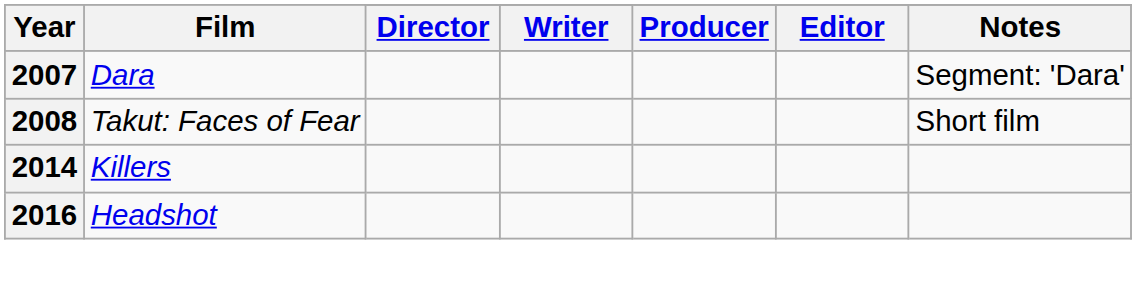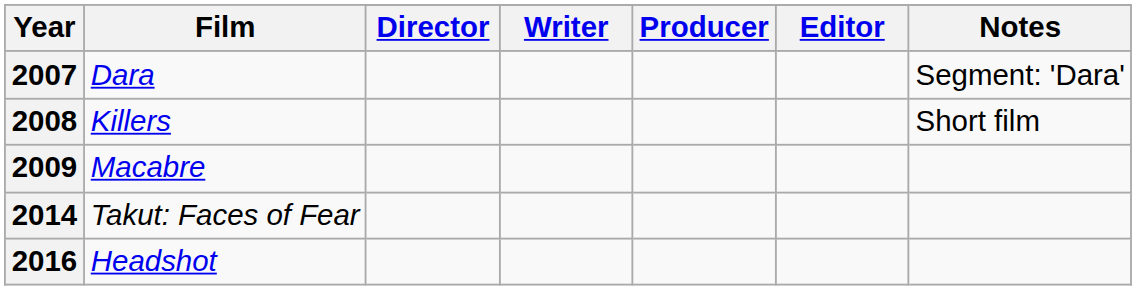(225, 121) Takut: Faces of Fear -> (131, 121) Killers
+ row: (44, 167)
(131, 167) Killers -> (225, 214) Takut: Faces of Fear
